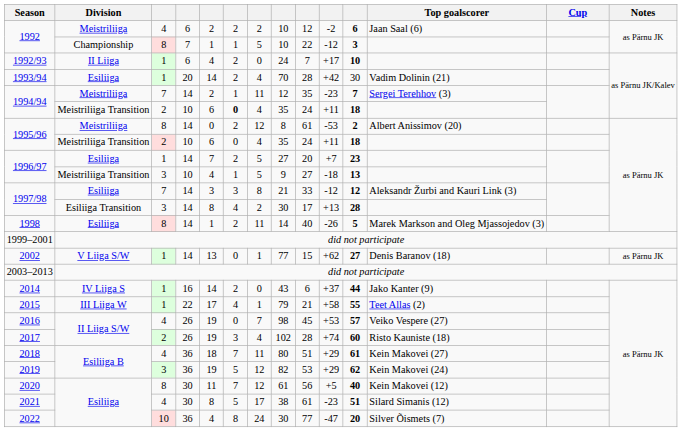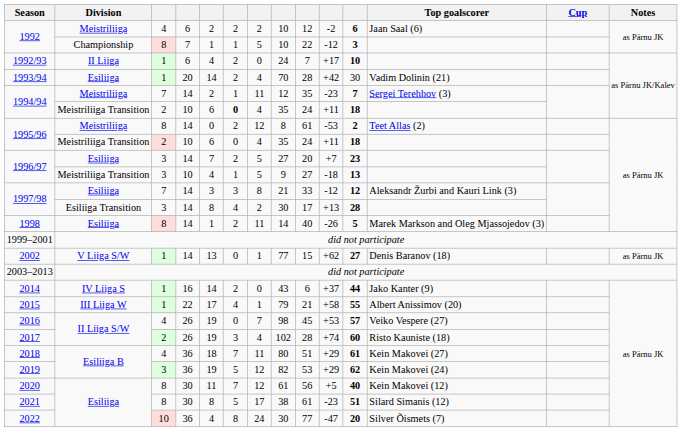(415, 126) Albert Anissimov (20) -> (397, 126) Teet Allas (2)
(164, 158) 1 -> (164, 158) 3
(397, 304) Teet Allas (2) -> (415, 304) Albert Anissimov (20)
(164, 402) 4 -> (164, 402) 8
